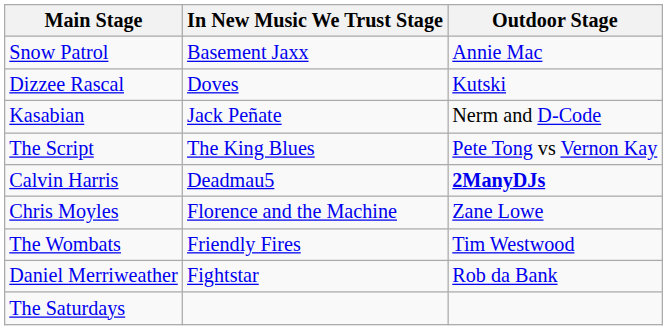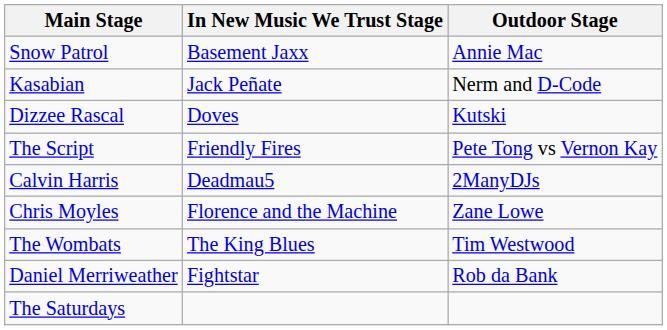rows swapped: (47, 116) <-> (67, 84)
(251, 148) The King Blues -> (244, 148) Friendly Fires
(499, 180) bold -> (496, 180) normal
(244, 244) Friendly Fires -> (251, 244) The King Blues
